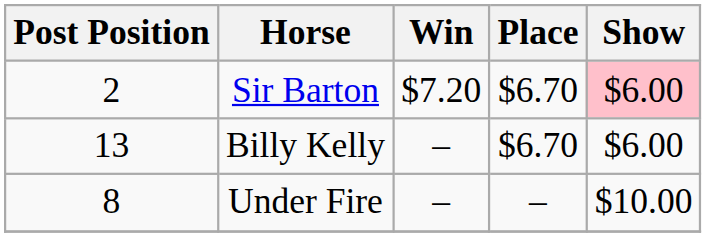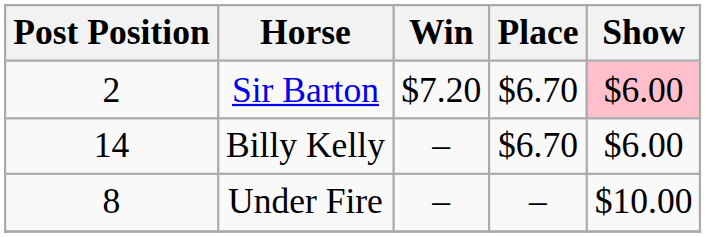(111, 145) 13 -> (111, 145) 14
